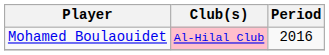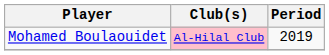(296, 39) 2016 -> (296, 39) 2019
